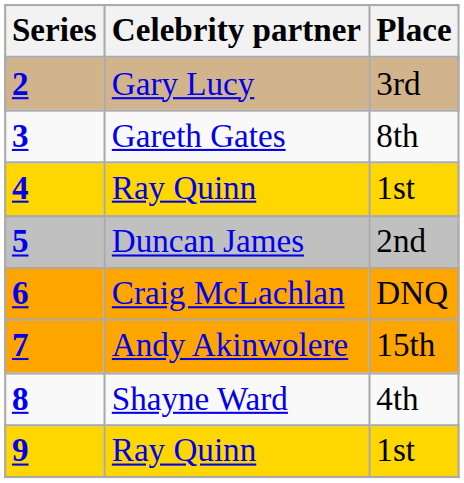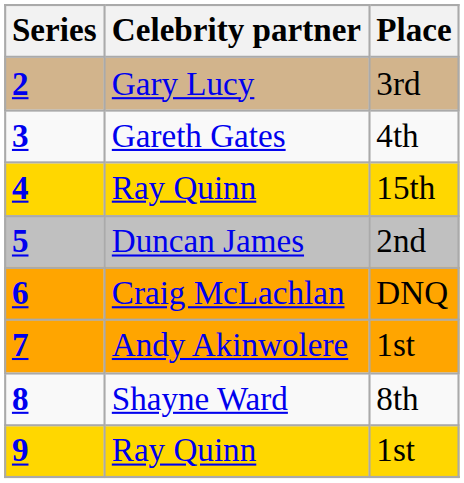(397, 135) 8th -> (397, 135) 4th
(396, 188) 1st -> (406, 188) 15th
(406, 345) 15th -> (396, 345) 1st
(397, 398) 4th -> (397, 398) 8th
